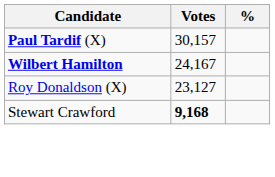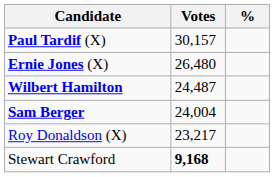+ row: (58, 64)
(195, 64) 24,167 -> (195, 87) 24,487
+ row: (46, 111)
(195, 87) 23,127 -> (195, 135) 23,217
